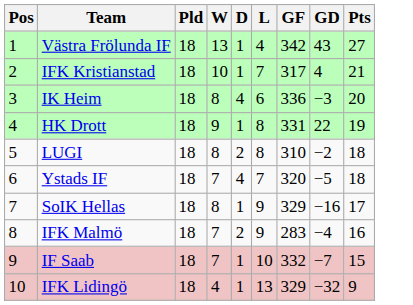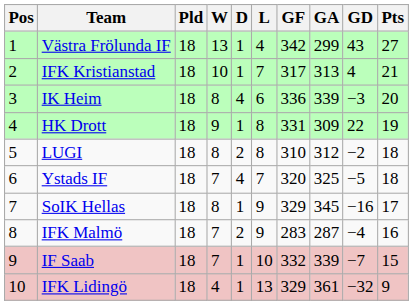+ column: (327, 17)
